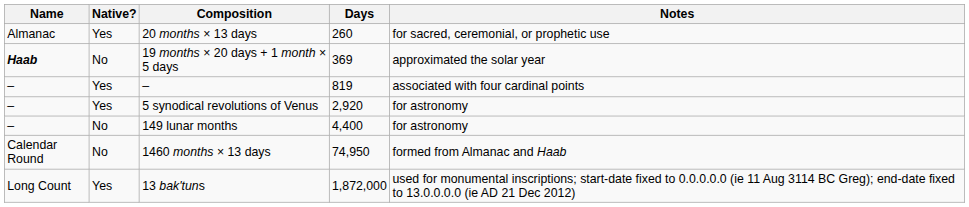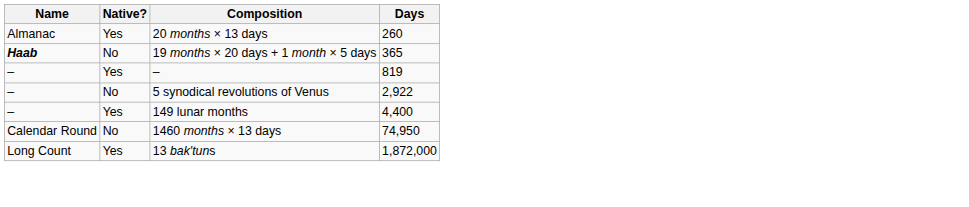- column: (677, 14)
(342, 60) 369 -> (392, 53) 365
(102, 106) Yes -> (111, 92) No
(347, 106) 2,920 -> (398, 92) 2,922
(100, 125) No -> (113, 111) Yes
